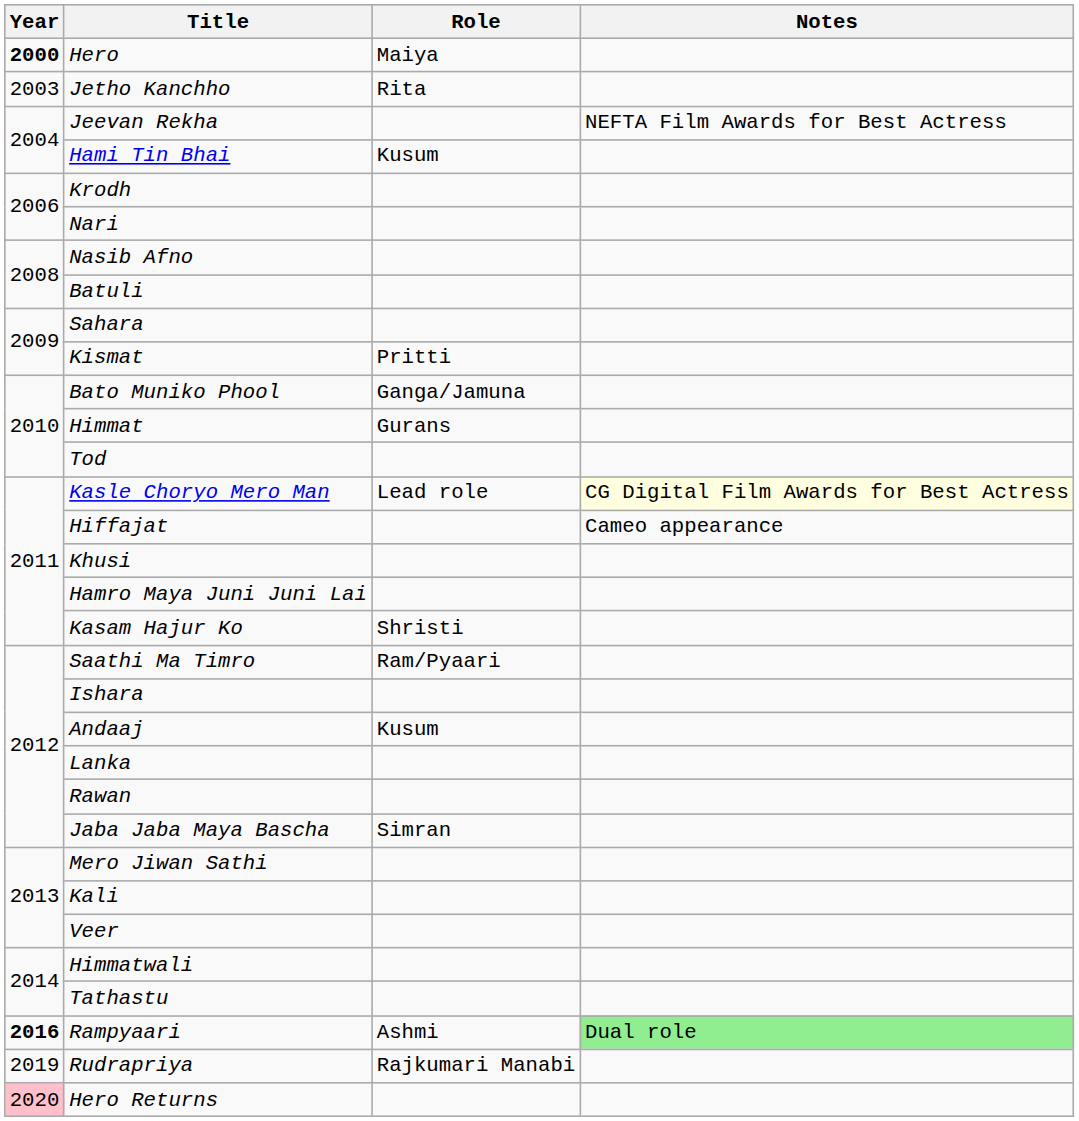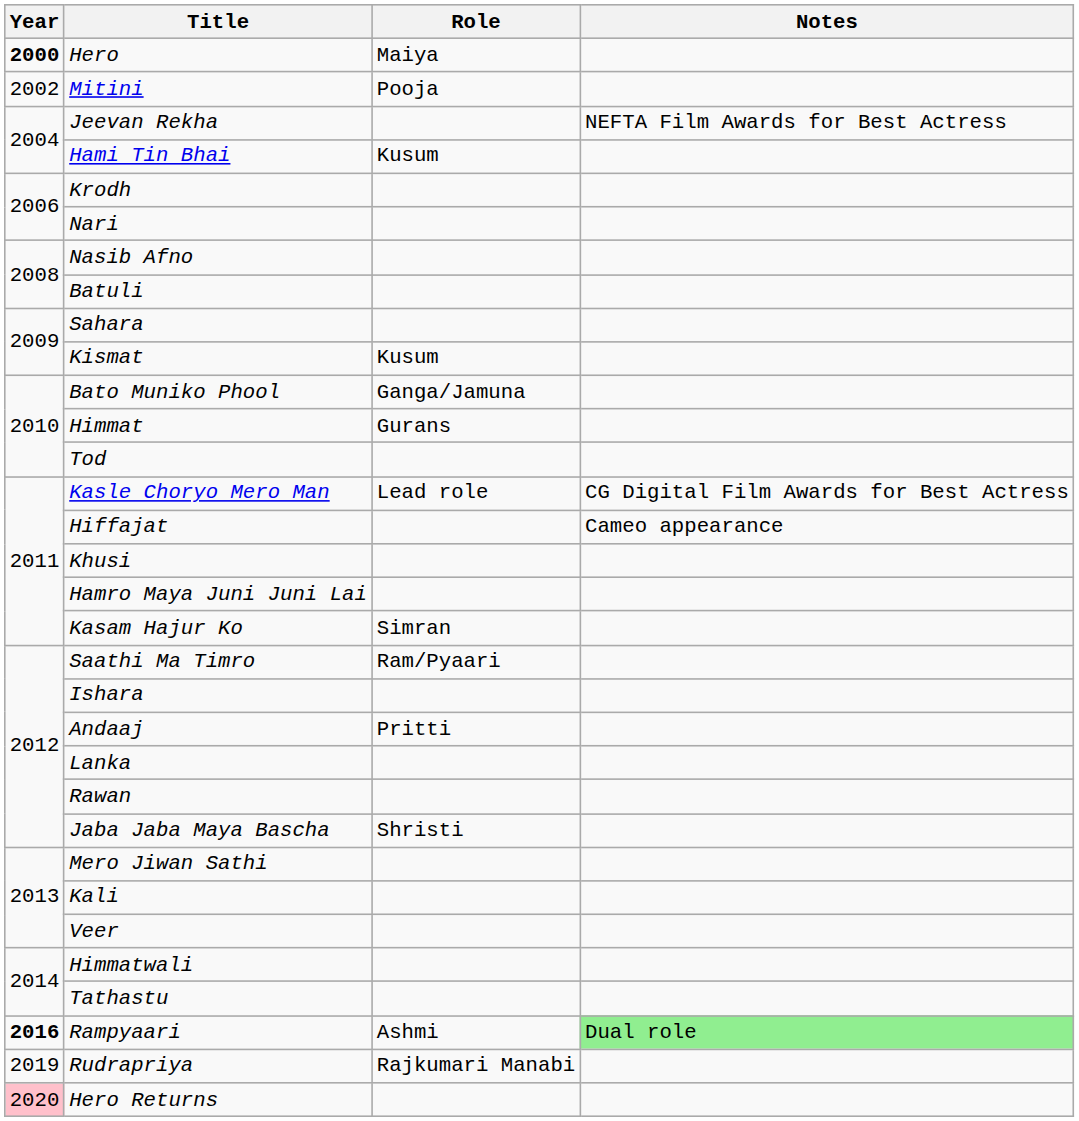+ row: (106, 89)
- row: (150, 89)
(414, 359) Pritti -> (408, 359) Kusum
(827, 493) lightyellow background -> (827, 493) no background
(420, 628) Shristi -> (414, 628) Simran
(408, 729) Kusum -> (414, 729) Pritti
(414, 830) Simran -> (420, 830) Shristi
